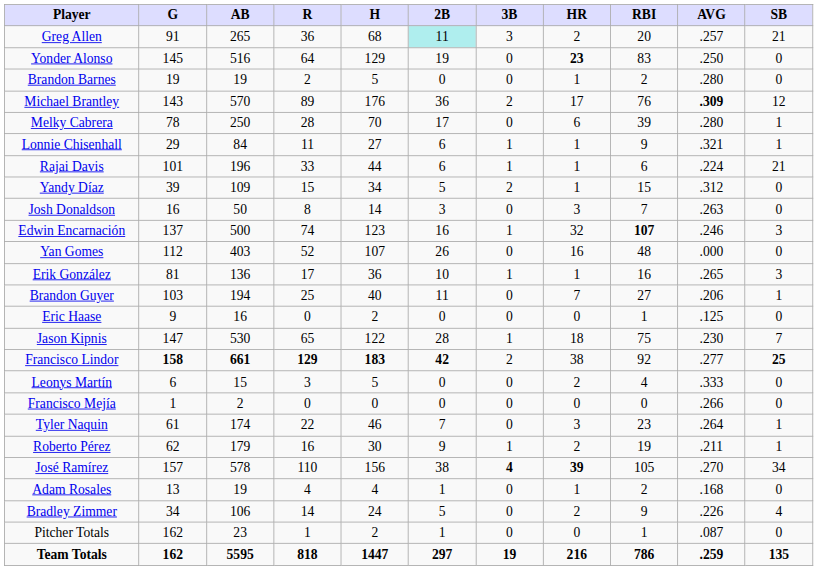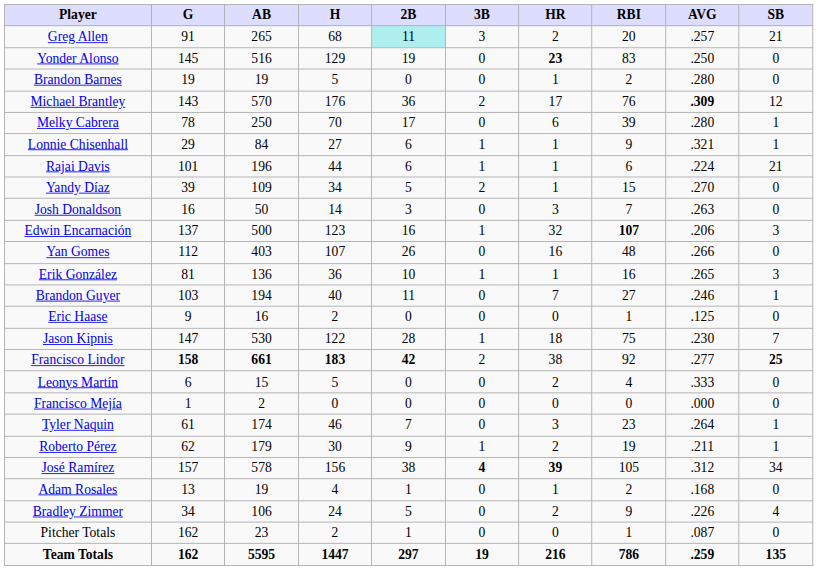- column: (307, 15)
(711, 187) .312 -> (702, 187) .270
(711, 230) .246 -> (702, 230) .206
(711, 252) .000 -> (702, 252) .266
(711, 295) .206 -> (702, 295) .246
(711, 403) .266 -> (702, 403) .000
(711, 468) .270 -> (702, 468) .312
